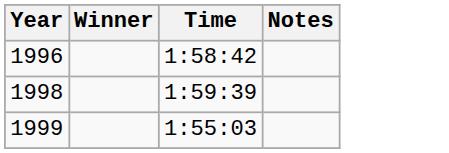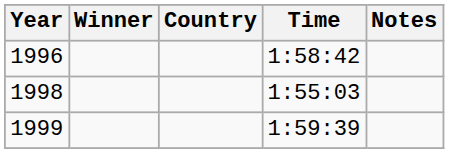+ column: (211, 23)
(211, 94) 1:59:39 -> (314, 94) 1:55:03
(211, 130) 1:55:03 -> (314, 130) 1:59:39
